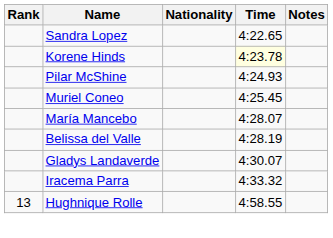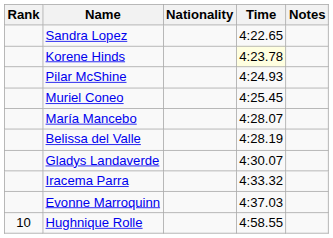+ row: (103, 202)
(23, 202) 13 -> (23, 222) 10
